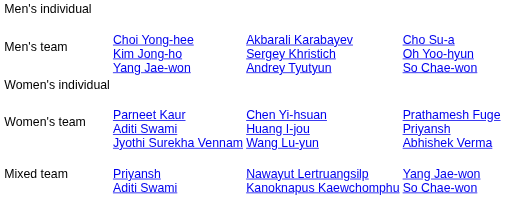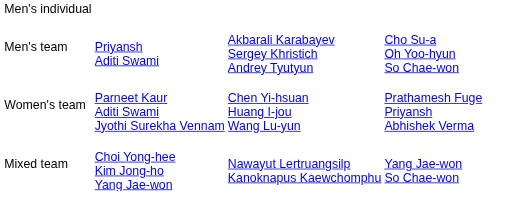(153, 54) Choi Yong-hee Kim Jong-ho Yang Jae-won -> (127, 54) Priyansh Aditi Swami
- row: (57, 84)
(145, 181) Priyansh Aditi Swami -> (135, 171) Choi Yong-hee Kim Jong-ho Yang Jae-won
